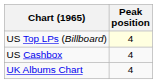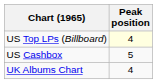(131, 54) 4 -> (131, 54) 5
